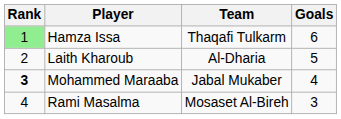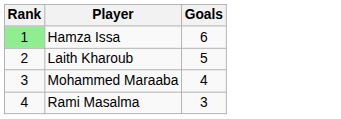- column: (237, 15)
(24, 80) bold -> (24, 80) normal
